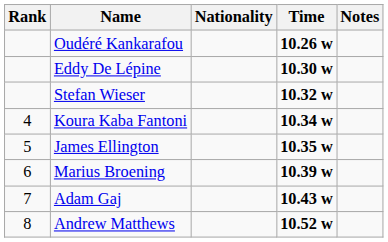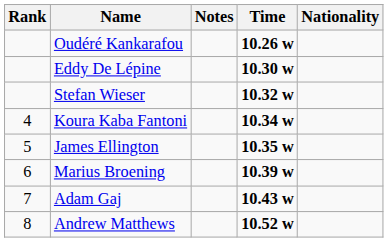columns swapped: (234, 17) <-> (360, 17)
